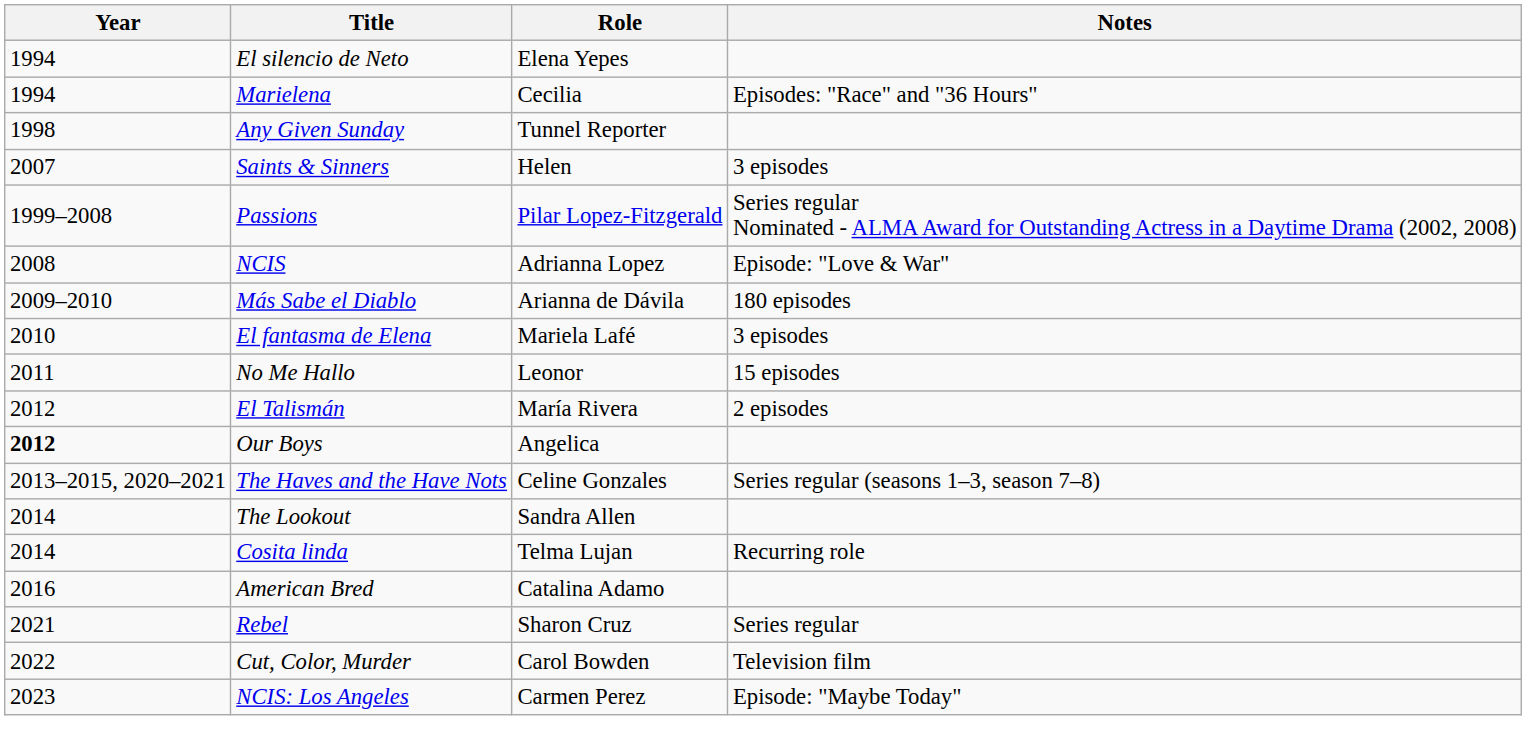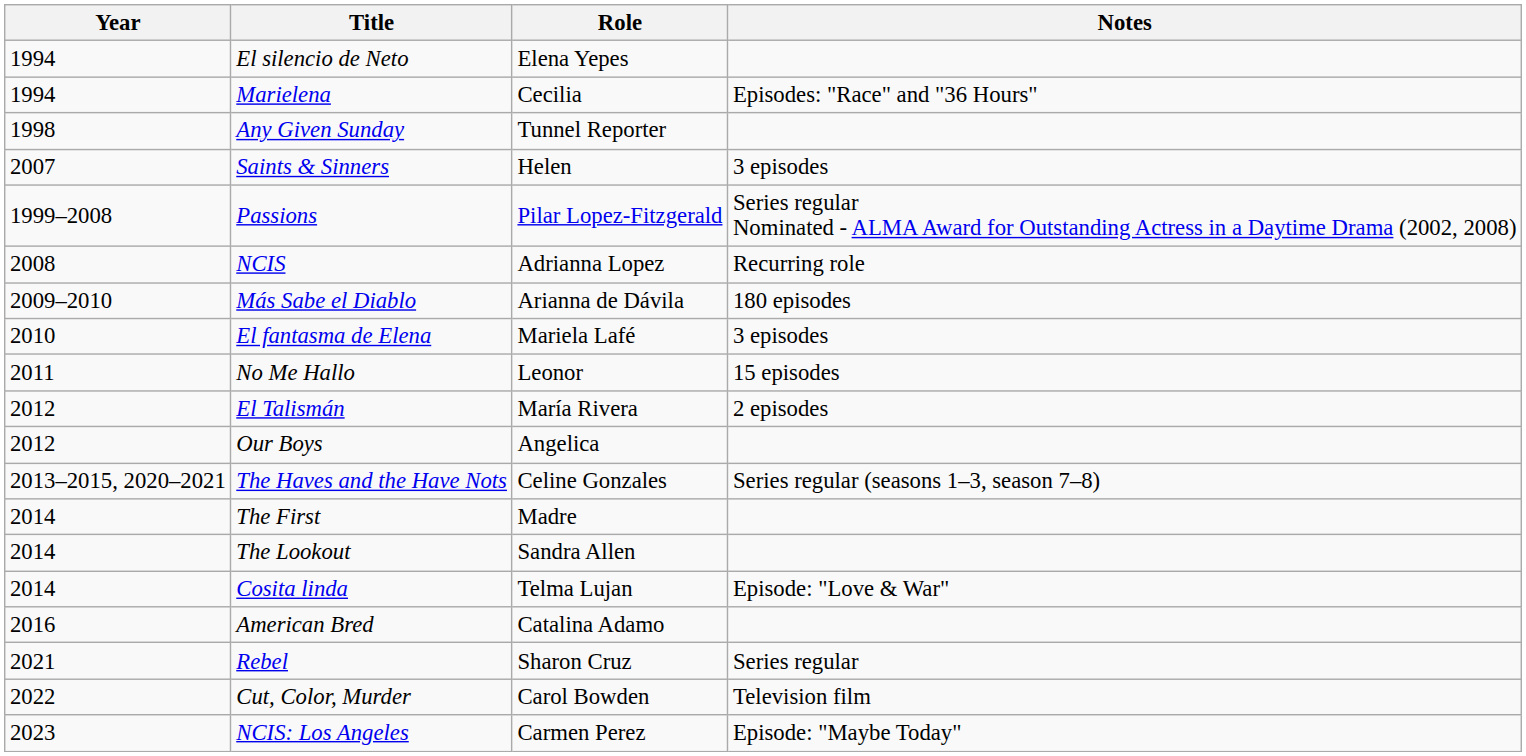(841, 264) Episode: "Love & War" -> (799, 264) Recurring role
(33, 444) bold -> (33, 444) normal
+ row: (278, 516)
(799, 552) Recurring role -> (841, 588) Episode: "Love & War"
